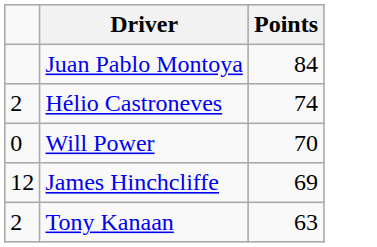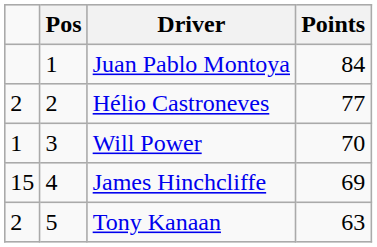+ column: (64, 24)
(306, 103) 74 -> (353, 103) 77
(16, 143) 0 -> (16, 143) 1
(22, 182) 12 -> (22, 182) 15
